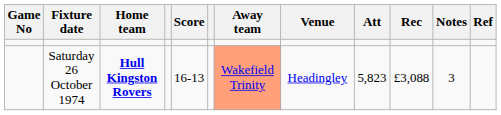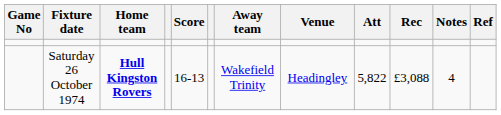(247, 77) lightsalmon background -> (247, 77) no background
(372, 77) 5,823 -> (372, 77) 5,822
(452, 77) 3 -> (452, 77) 4
